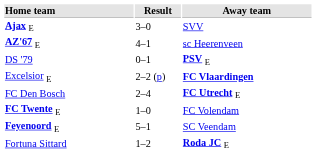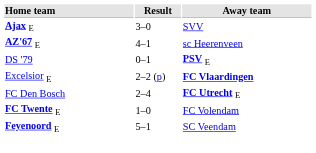- row: (36, 144)
